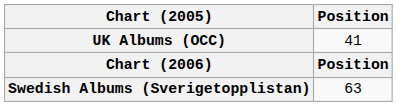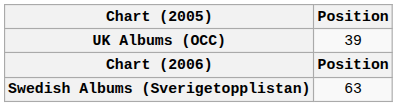(353, 41) 41 -> (353, 41) 39
